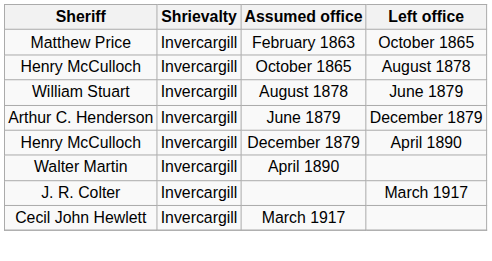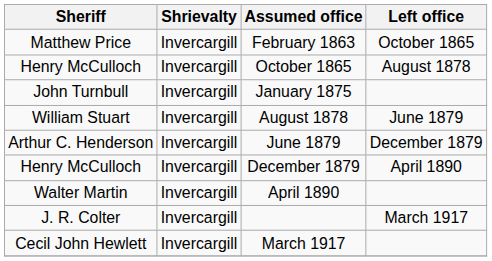+ row: (81, 92)
